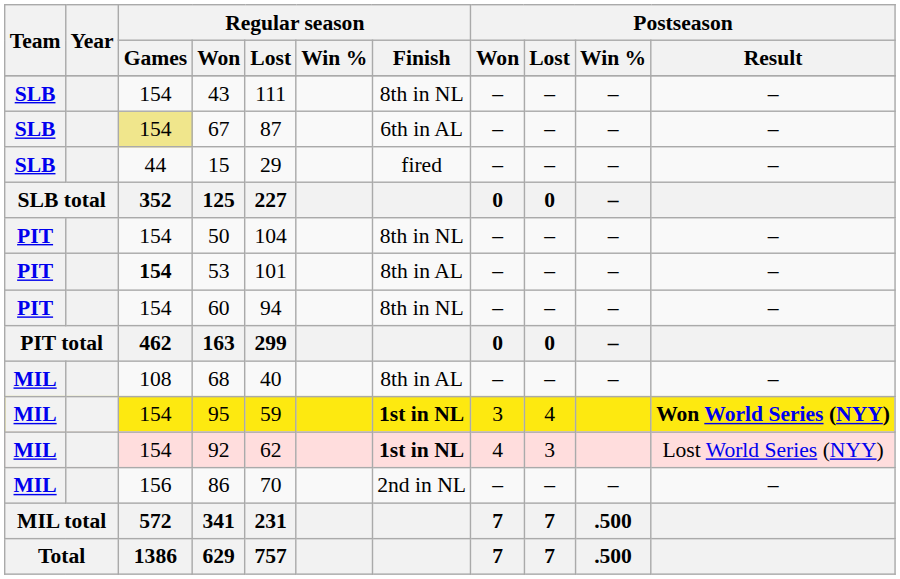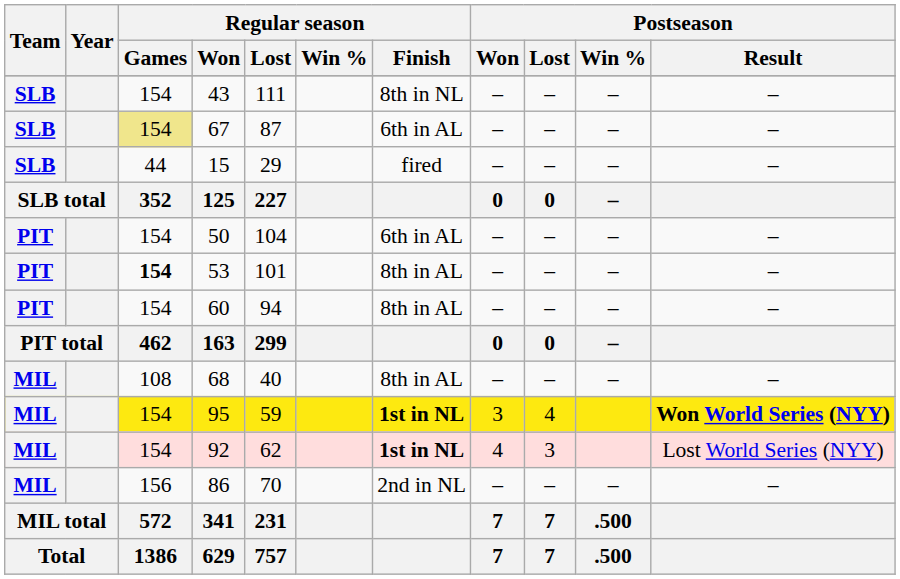(422, 236) 8th in NL -> (422, 236) 6th in AL
(422, 307) 8th in NL -> (422, 307) 8th in AL
